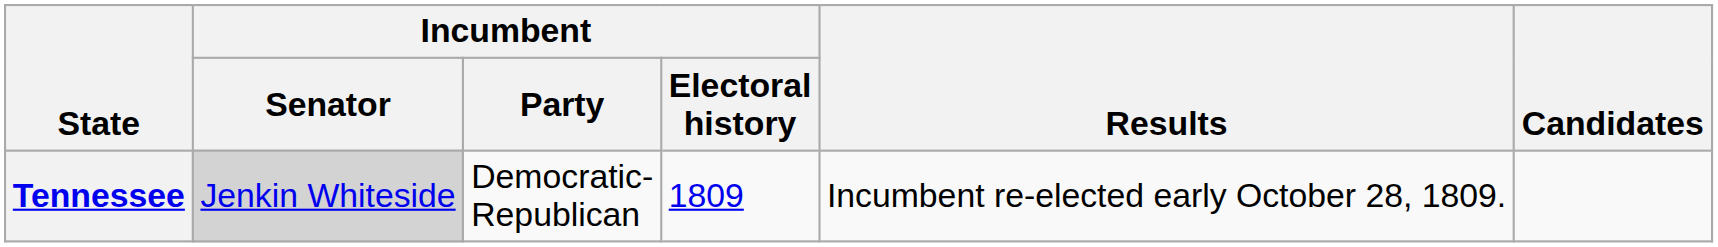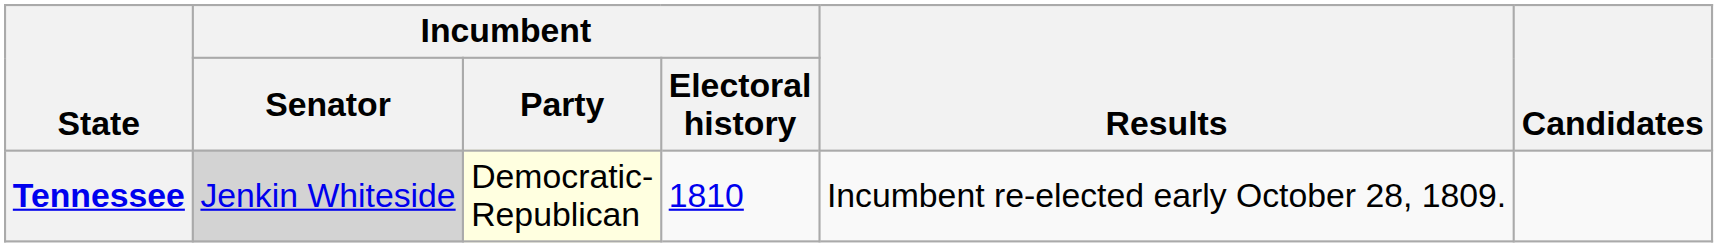(562, 195) no background -> (562, 195) lightyellow background
(706, 195) 1809 -> (706, 195) 1810
